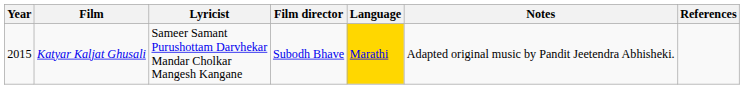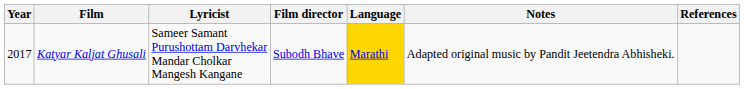(19, 53) 2015 -> (19, 53) 2017
